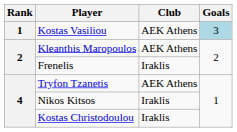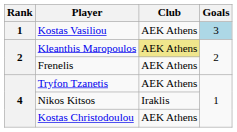(169, 48) no background -> (169, 48) khaki background
(155, 65) Iraklis -> (169, 65) AEK Athens
(155, 118) Iraklis -> (169, 118) AEK Athens
